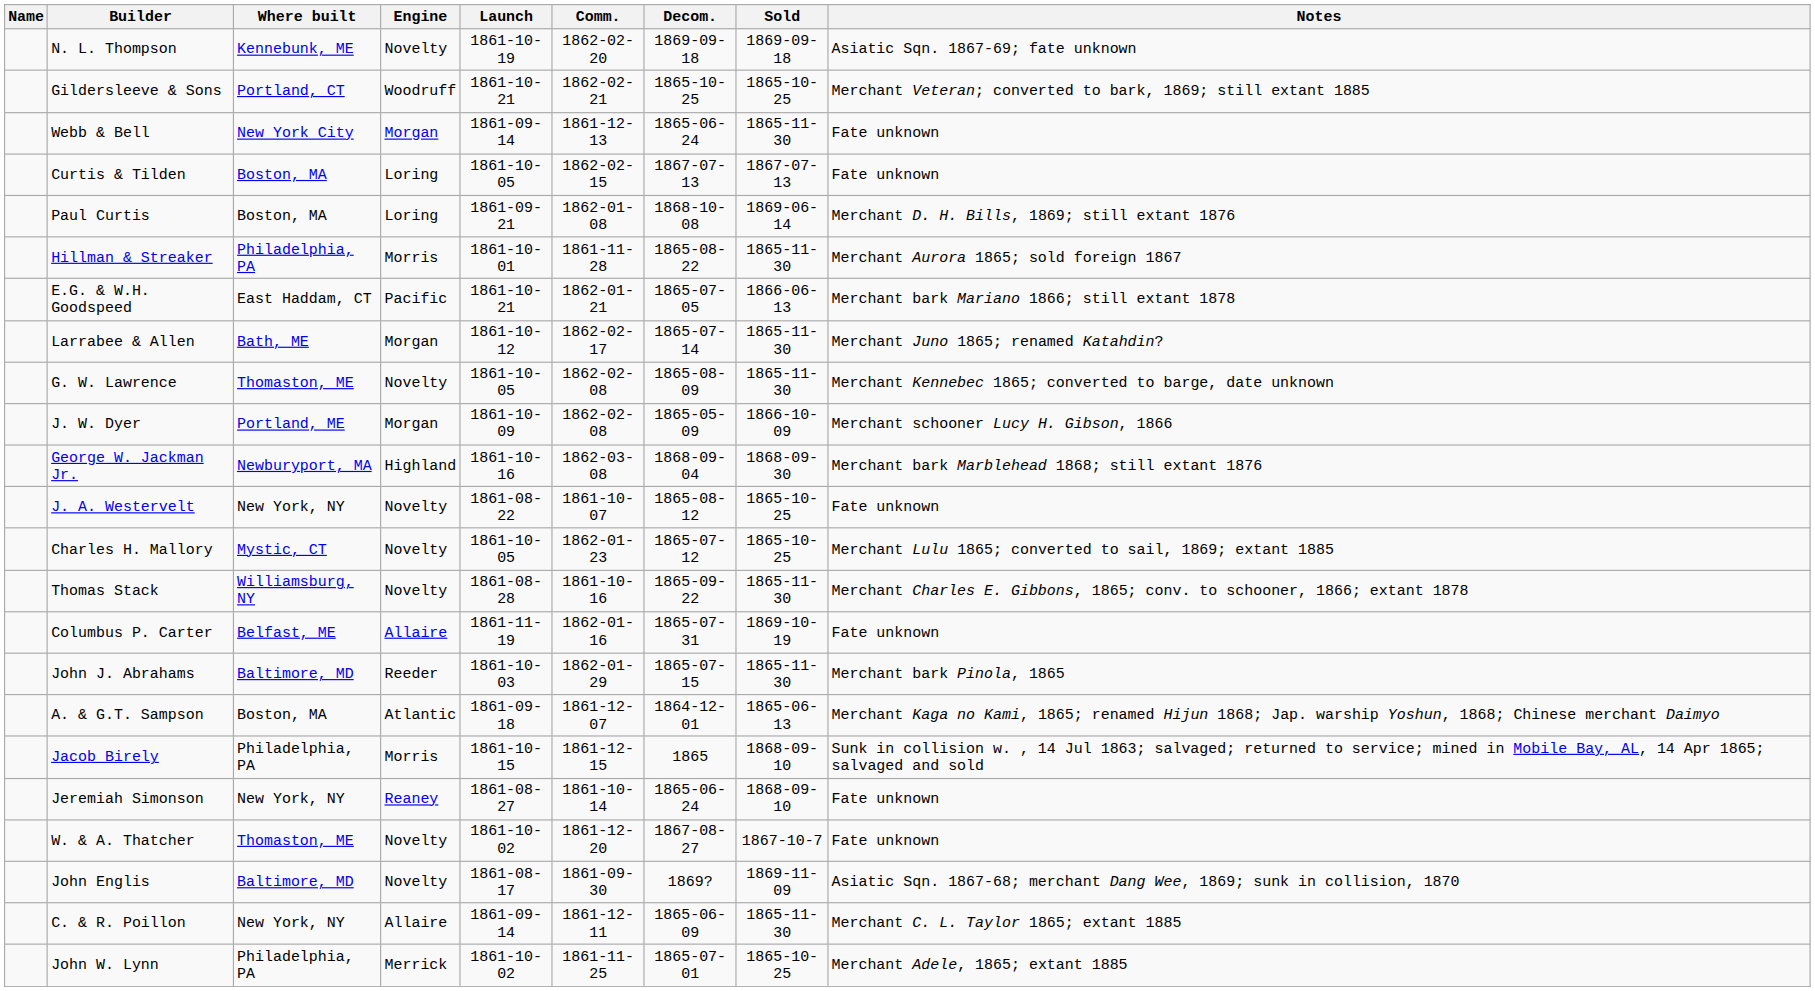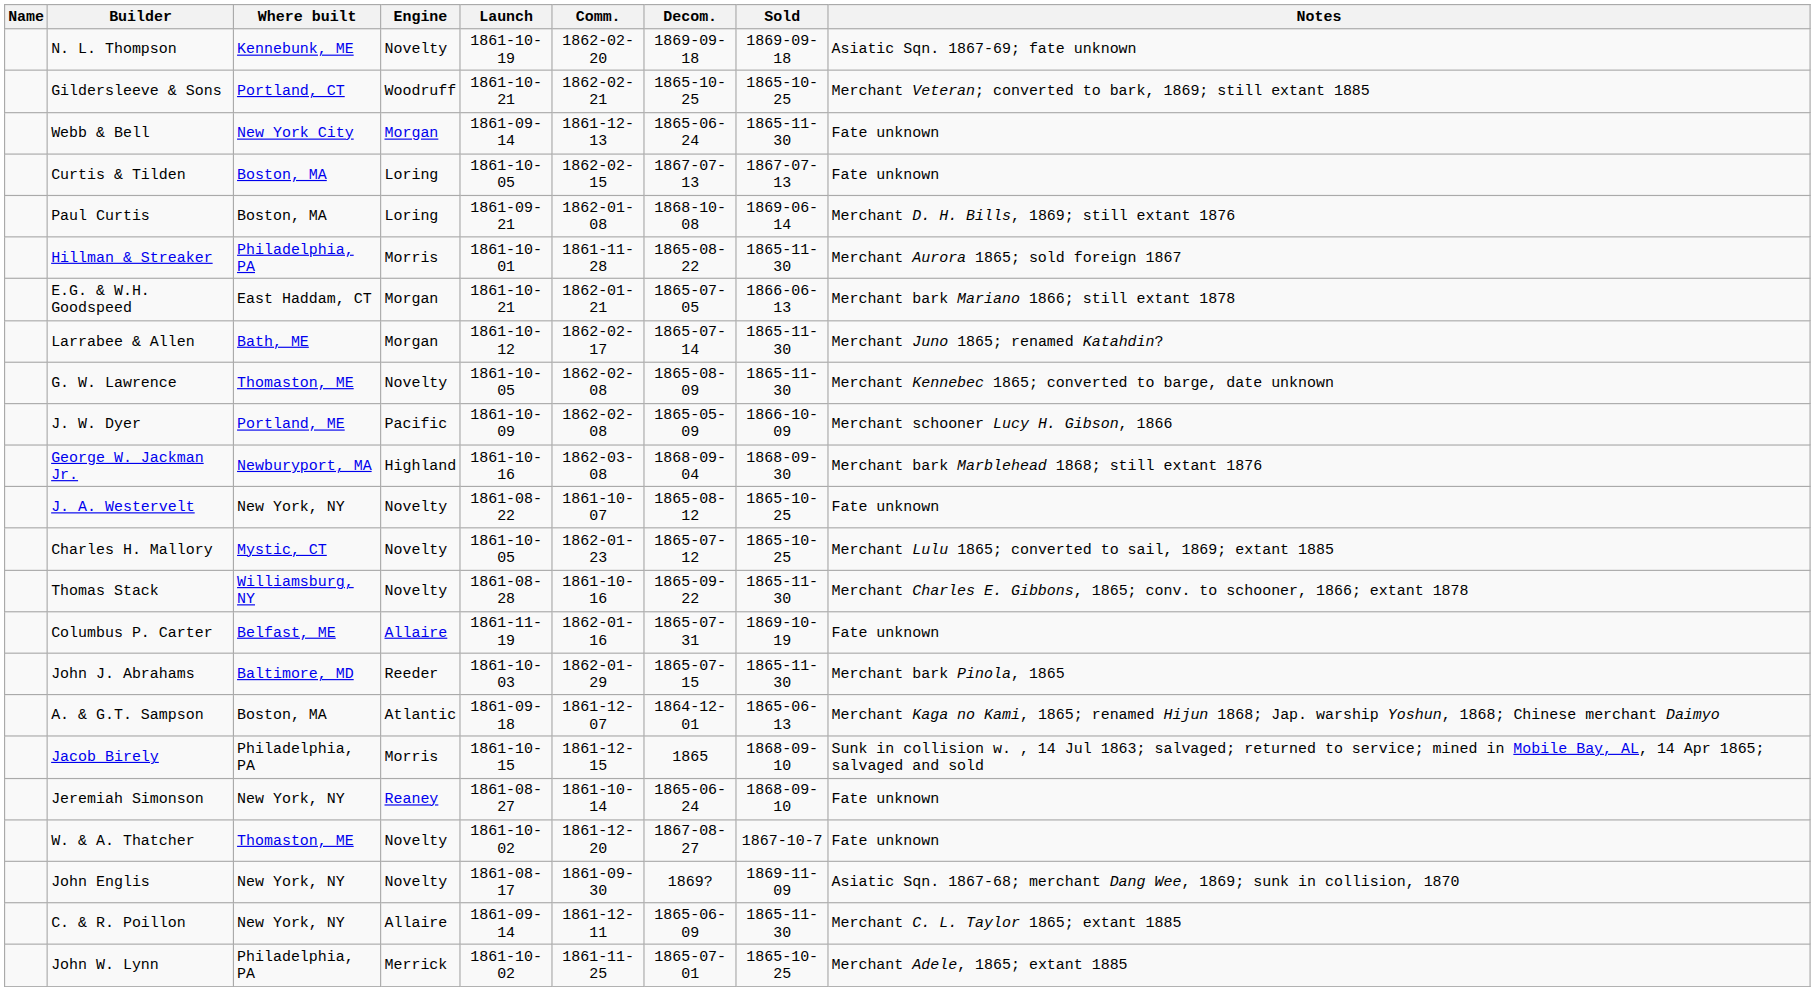(416, 299) Pacific -> (411, 299) Morgan
(411, 424) Morgan -> (416, 424) Pacific
(295, 882) Baltimore, MD -> (291, 882) New York, NY
